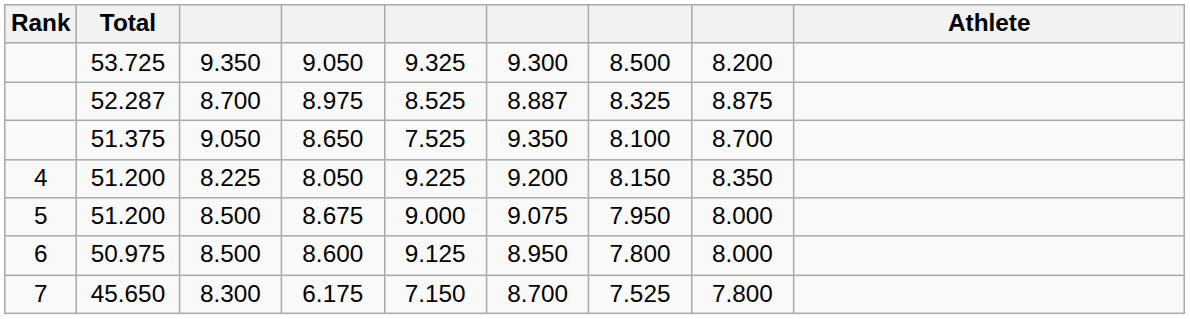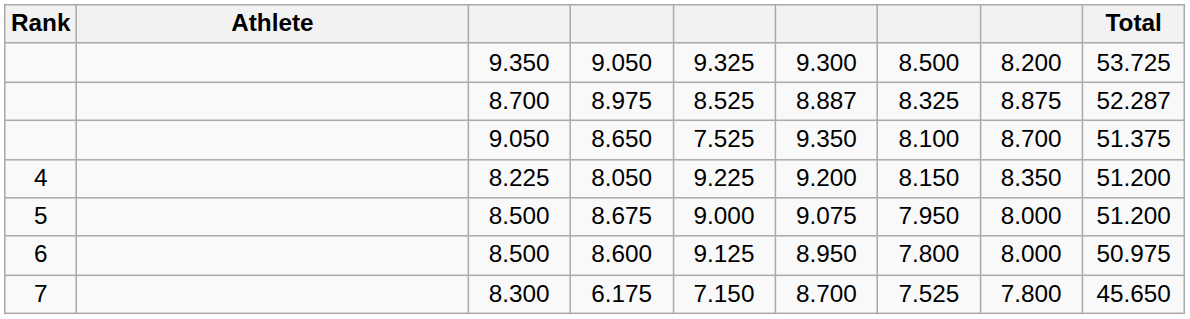columns swapped: (989, 23) <-> (128, 23)
